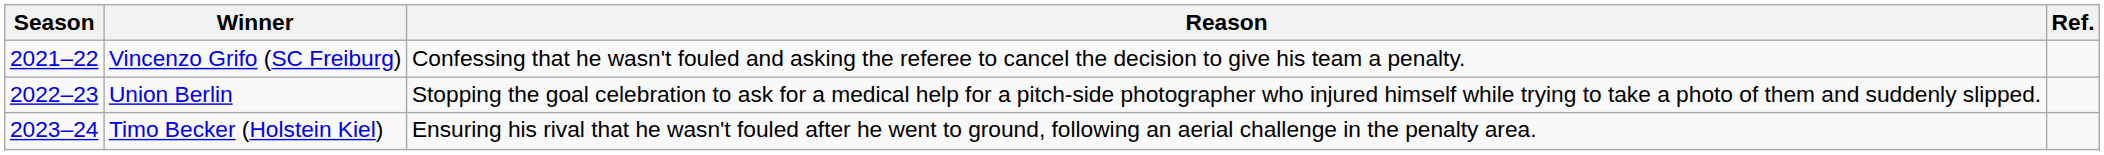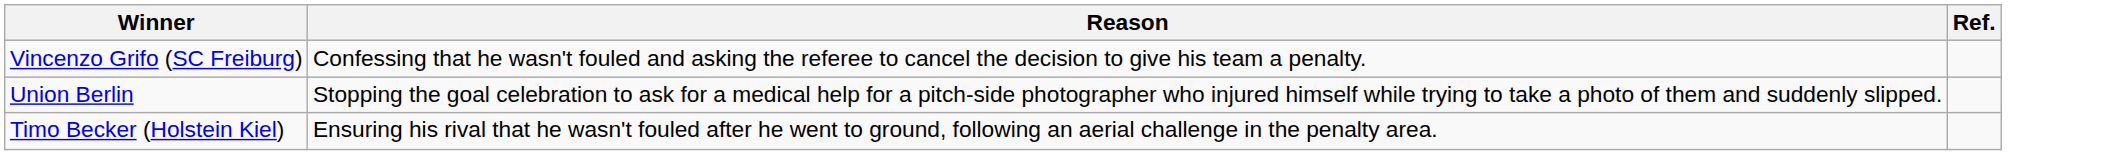- column: (54, 22)
